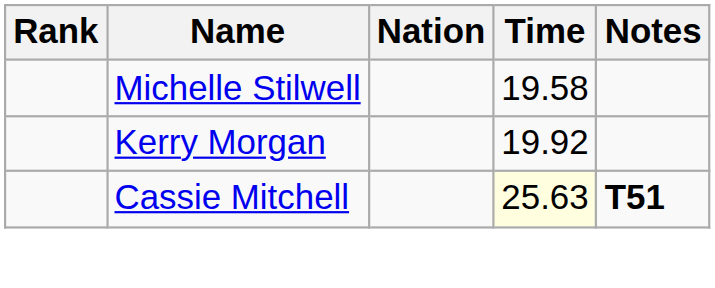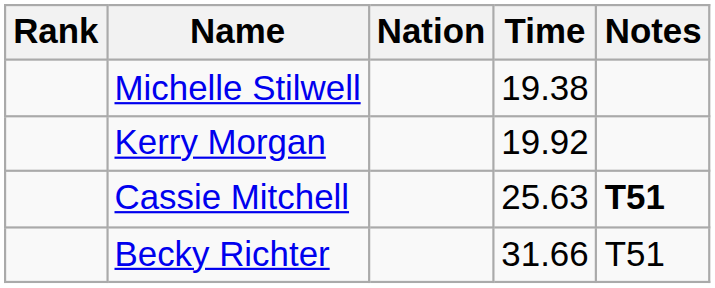(545, 87) 19.58 -> (545, 87) 19.38
(545, 198) lightyellow background -> (545, 198) no background
+ row: (222, 253)
